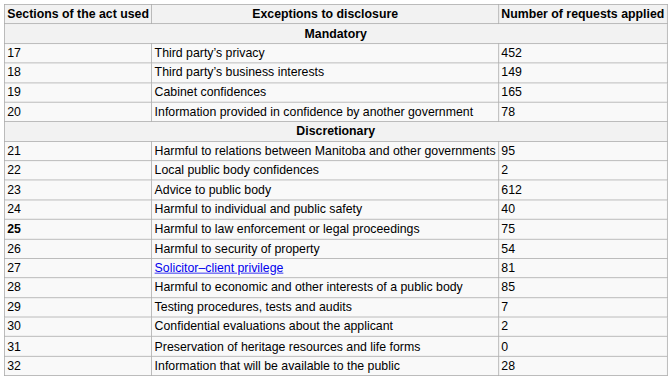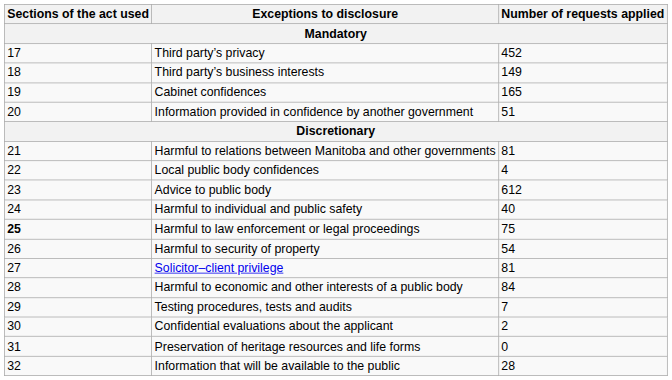(508, 111) 78 -> (508, 111) 51
(508, 151) 95 -> (508, 151) 81
(505, 170) 2 -> (505, 170) 4
(508, 287) 85 -> (508, 287) 84
